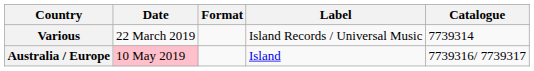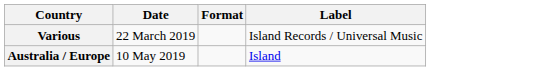- column: (477, 14)
(151, 55) pink background -> (151, 55) no background
